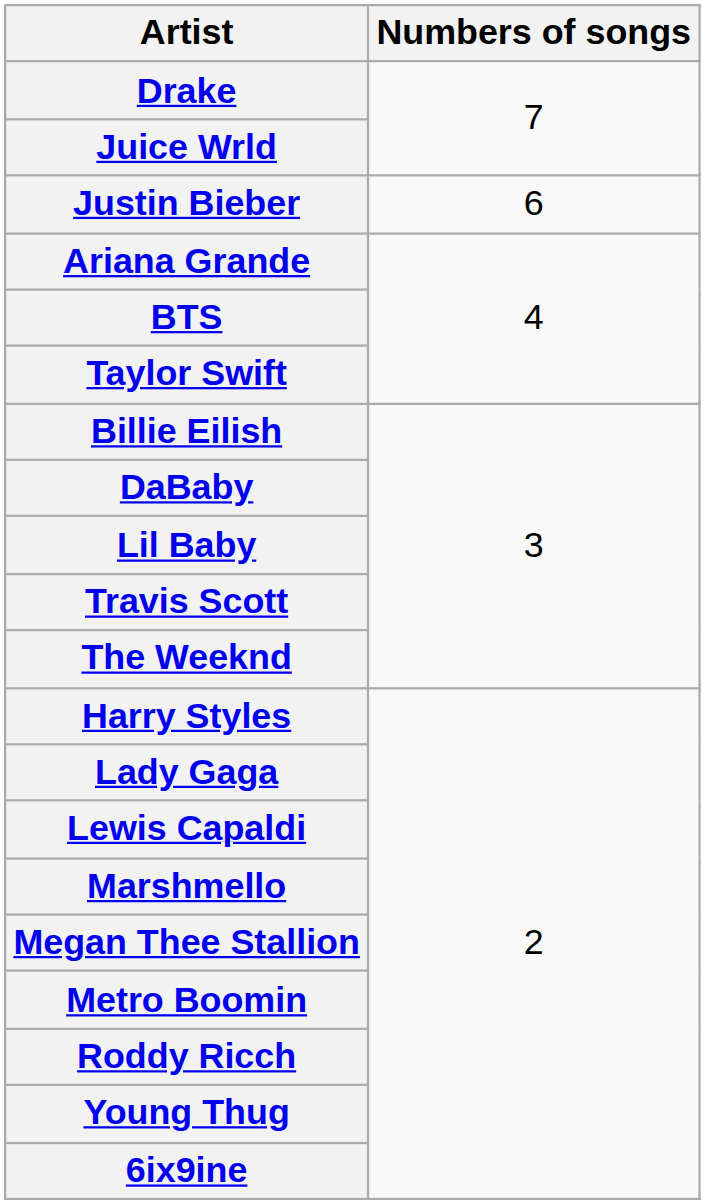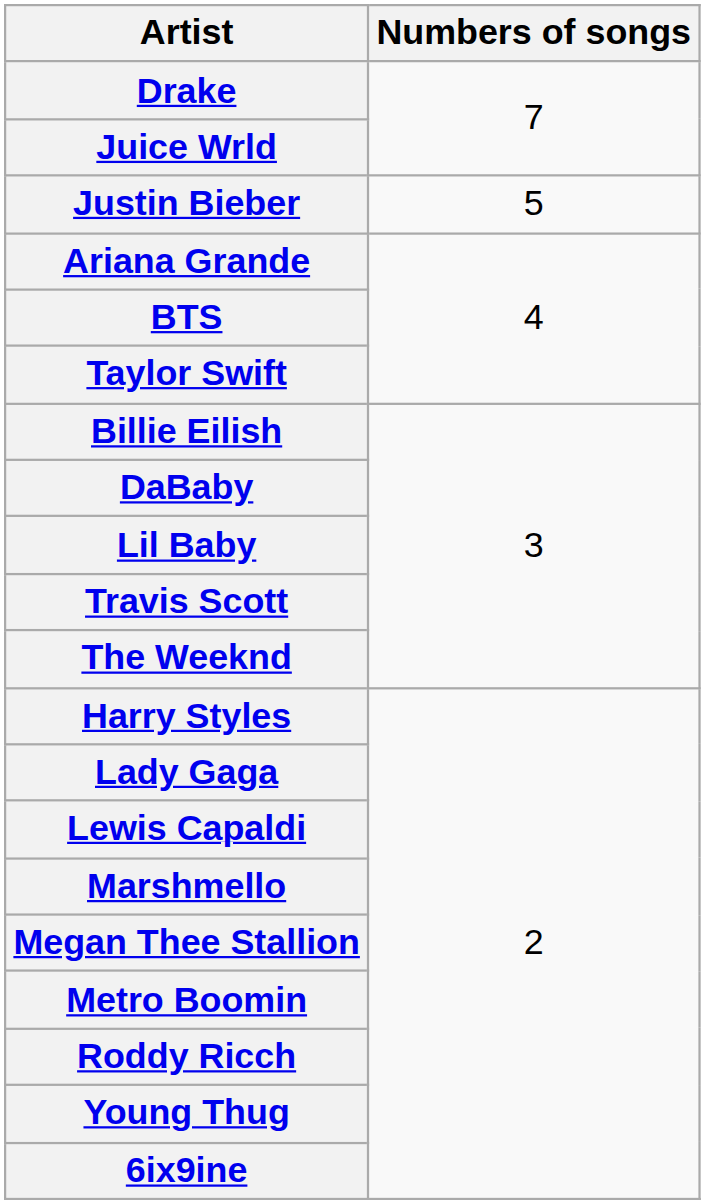(534, 203) 6 -> (534, 203) 5
